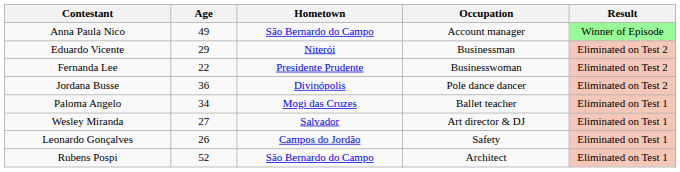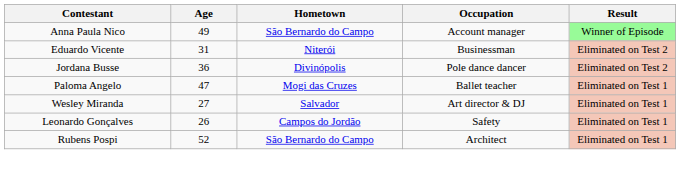(204, 50) 29 -> (204, 50) 31
- row: (88, 68)
(204, 104) 34 -> (204, 86) 47
